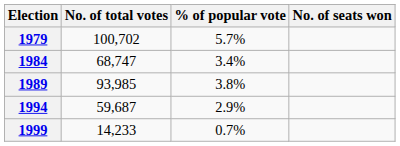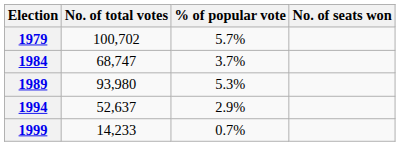(230, 61) 3.4% -> (230, 61) 3.7%
(116, 84) 93,985 -> (116, 84) 93,980
(230, 84) 3.8% -> (230, 84) 5.3%
(116, 107) 59,687 -> (116, 107) 52,637
